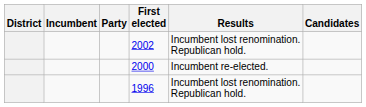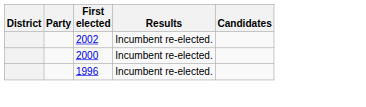- column: (71, 23)
(236, 45) Incumbent lost renomination. Republican hold. -> (164, 39) Incumbent re-elected.
(236, 88) Incumbent lost renomination. Republican hold. -> (164, 71) Incumbent re-elected.
